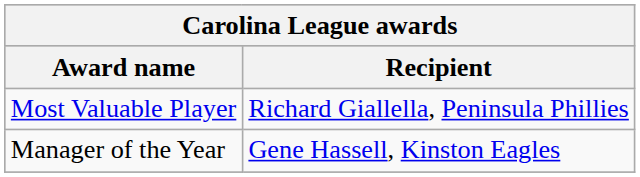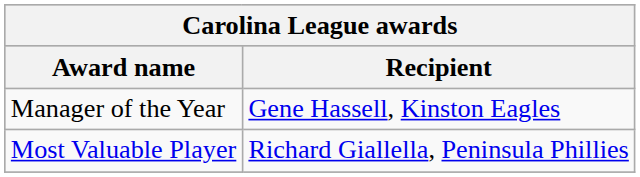rows swapped: (124, 108) <-> (118, 150)
